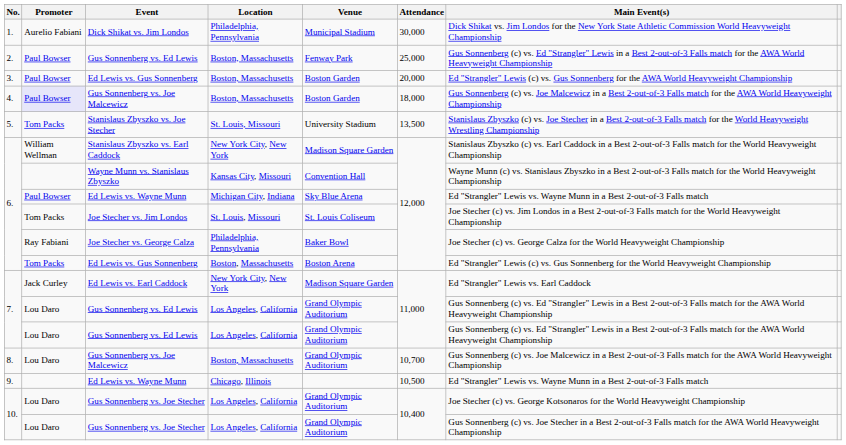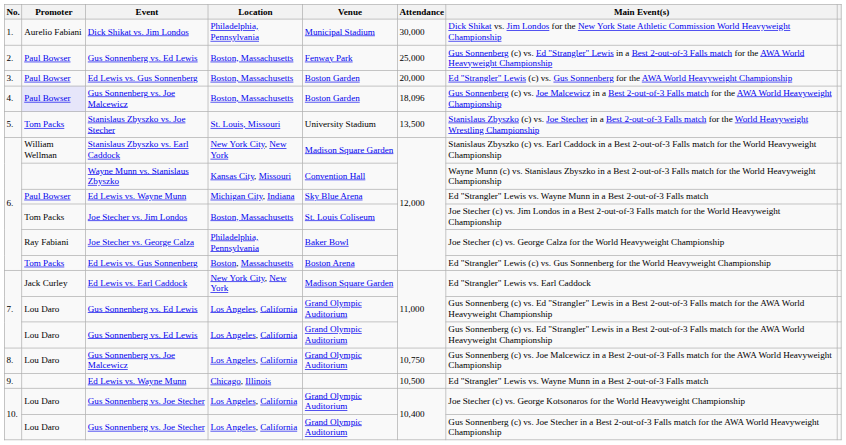(412, 98) 18,000 -> (412, 98) 18,096
(245, 216) St. Louis, Missouri -> (252, 216) Boston, Massachusetts
(252, 360) Boston, Massachusetts -> (254, 360) Los Angeles, California
(412, 360) 10,700 -> (412, 360) 10,750
